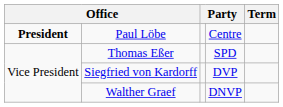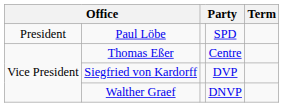(43, 33) bold -> (43, 33) normal
(225, 33) Centre -> (225, 33) SPD
(225, 53) SPD -> (225, 53) Centre
